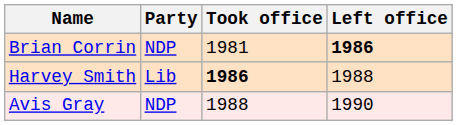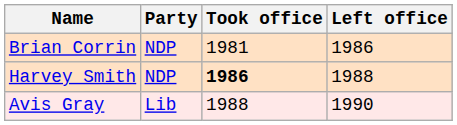(352, 48) bold -> (352, 48) normal
(161, 77) Lib -> (161, 77) NDP
(161, 106) NDP -> (161, 106) Lib
